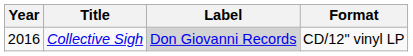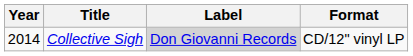(24, 39) 2016 -> (24, 39) 2014
